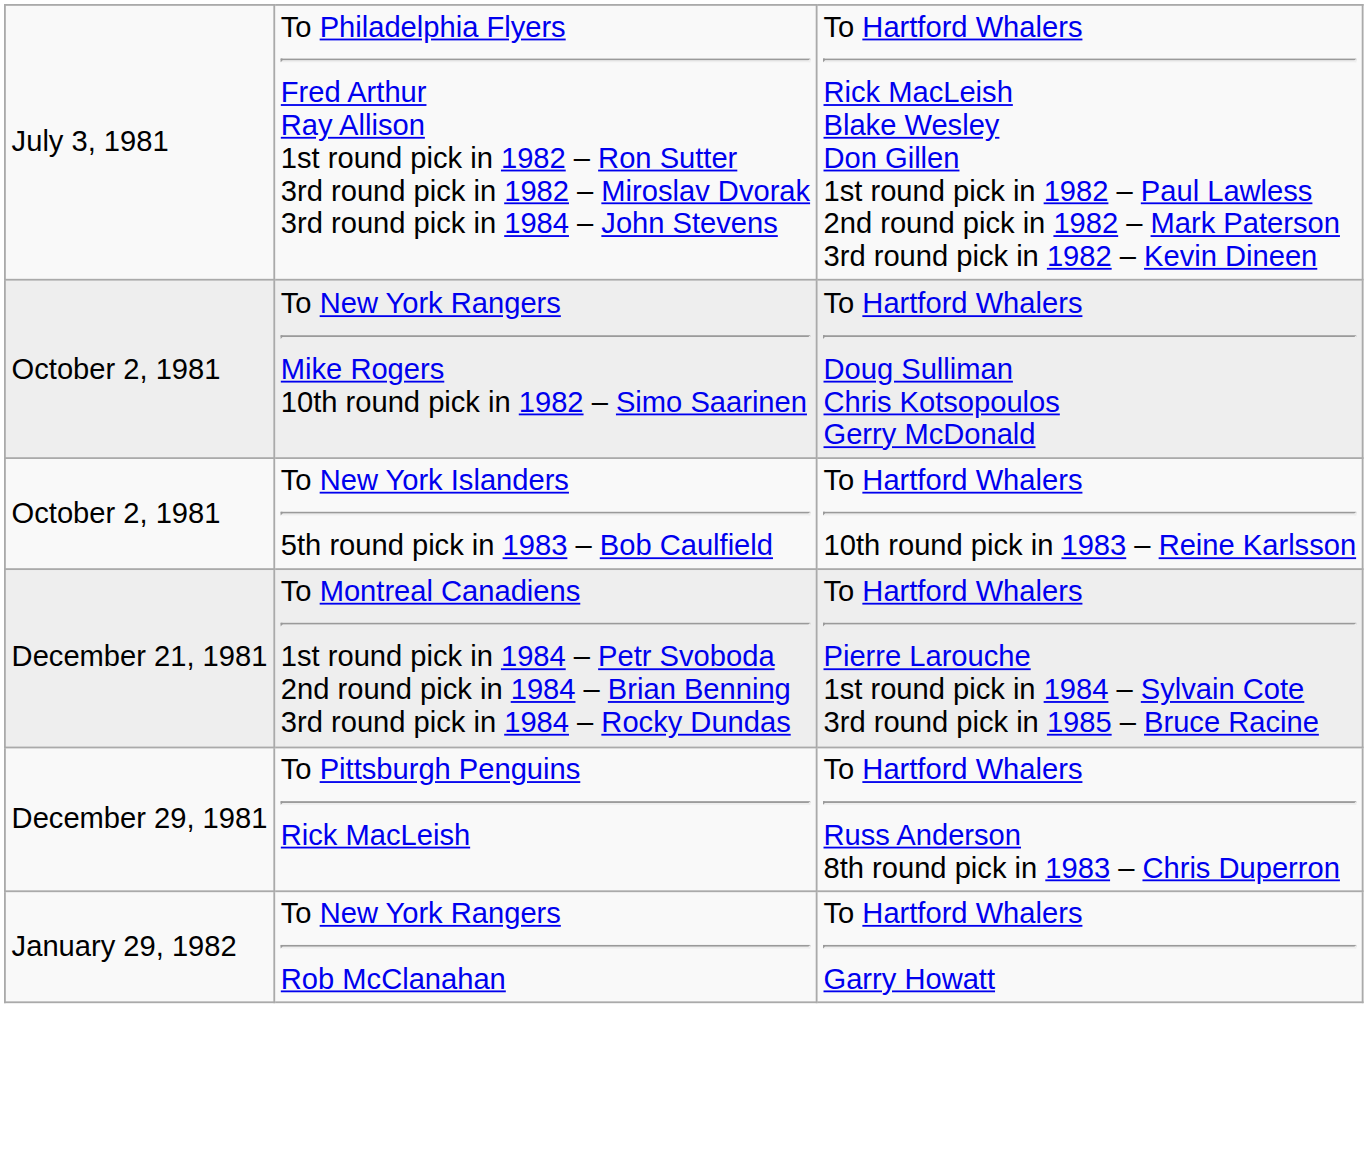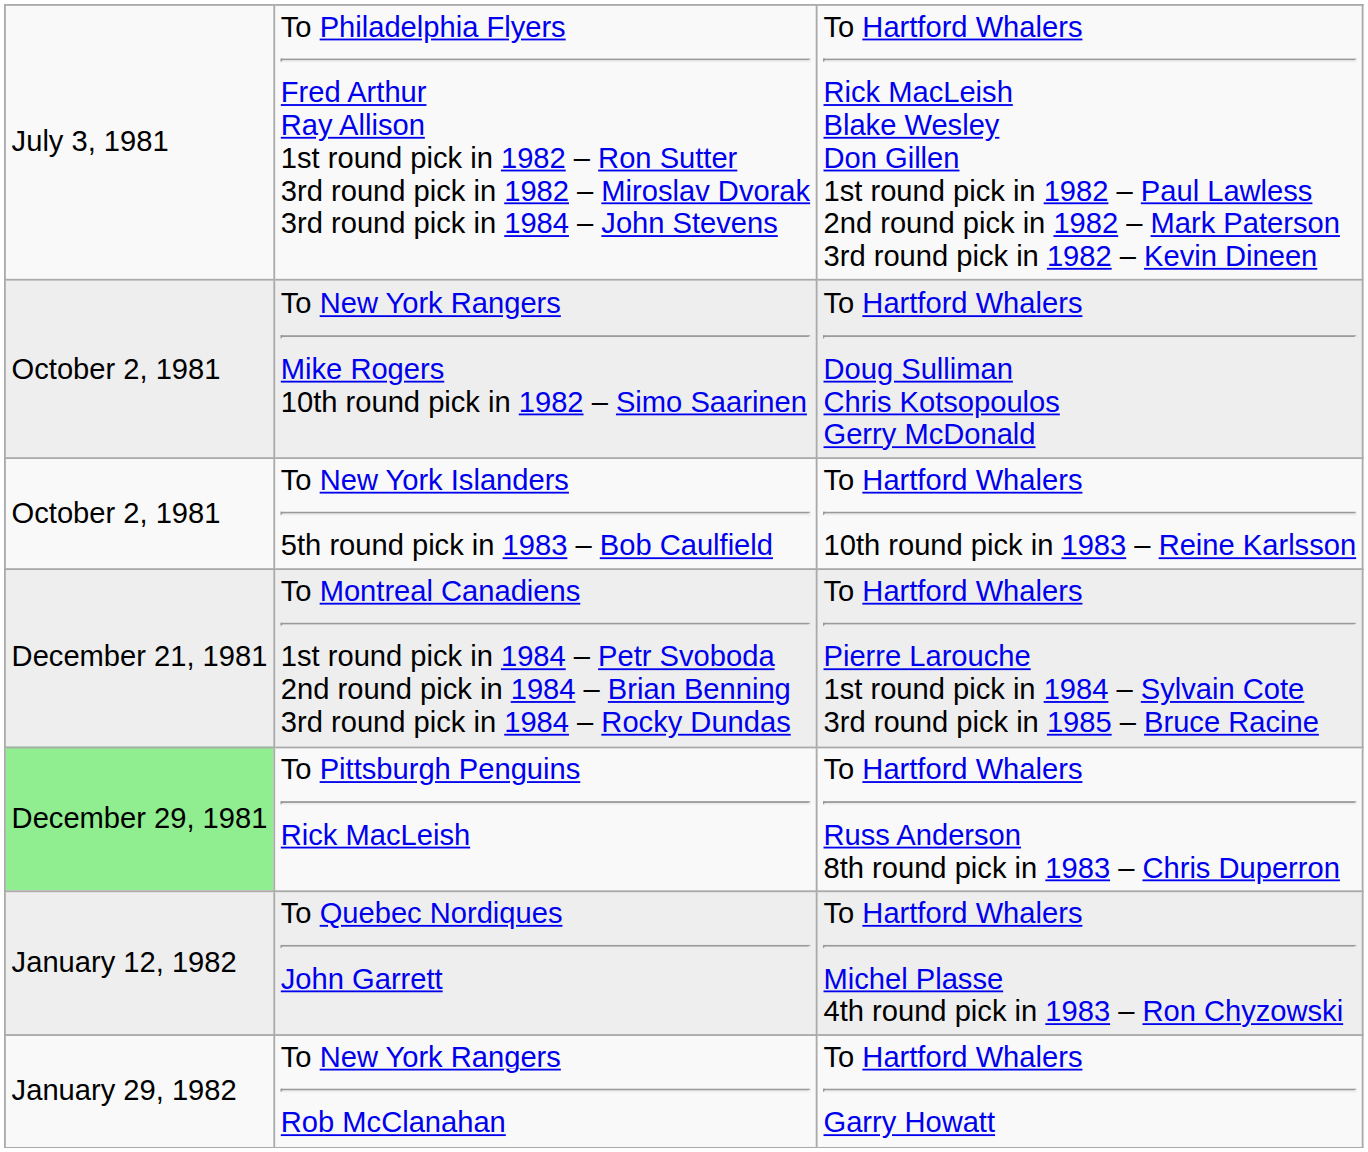(140, 818) no background -> (140, 818) lightgreen background
+ row: (545, 946)
